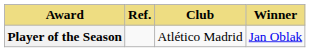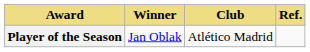columns swapped: (275, 15) <-> (140, 15)
